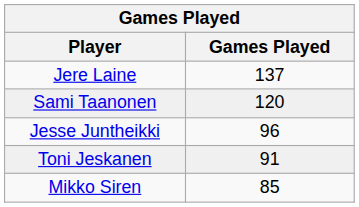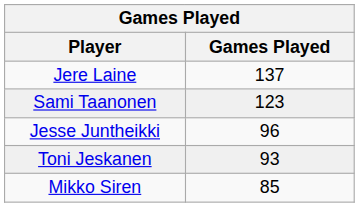(270, 103) 120 -> (270, 103) 123
(270, 159) 91 -> (270, 159) 93
